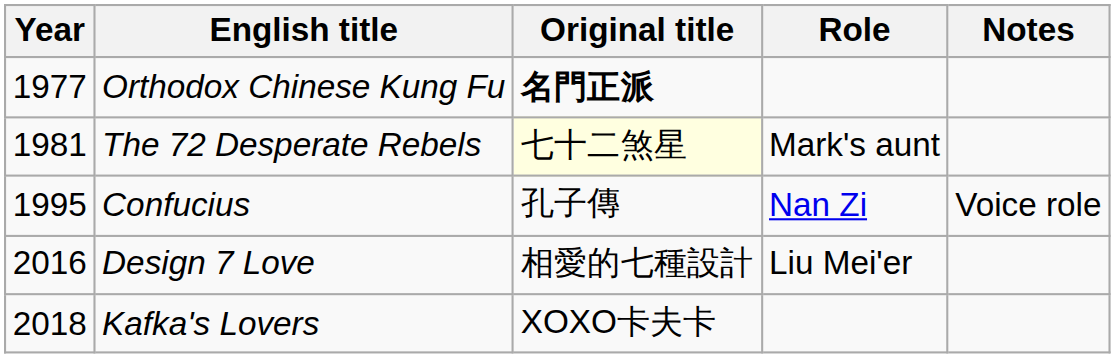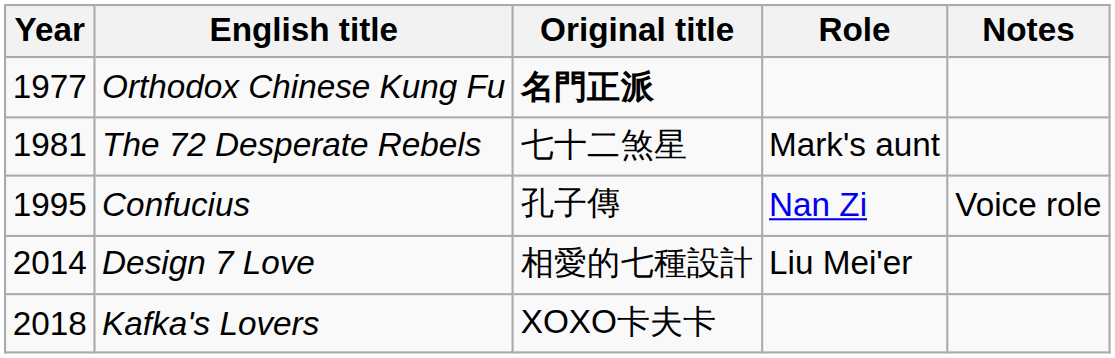(604, 144) lightyellow background -> (604, 144) no background
(50, 263) 2016 -> (50, 263) 2014
